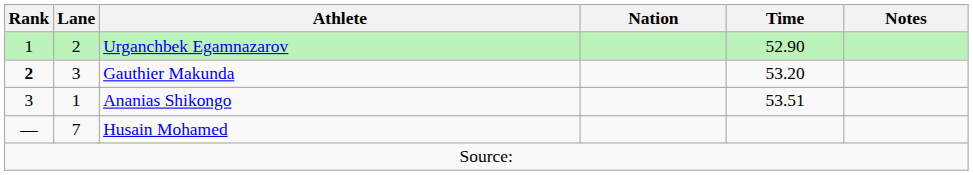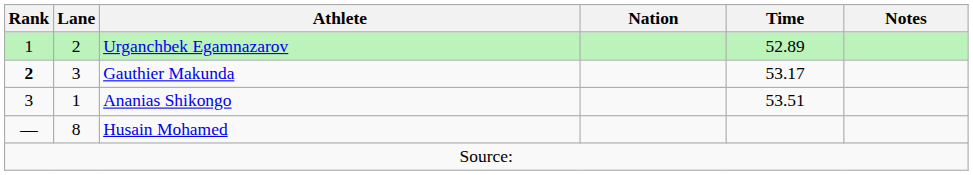(785, 45) 52.90 -> (785, 45) 52.89
(785, 73) 53.20 -> (785, 73) 53.17
(76, 128) 7 -> (76, 128) 8
